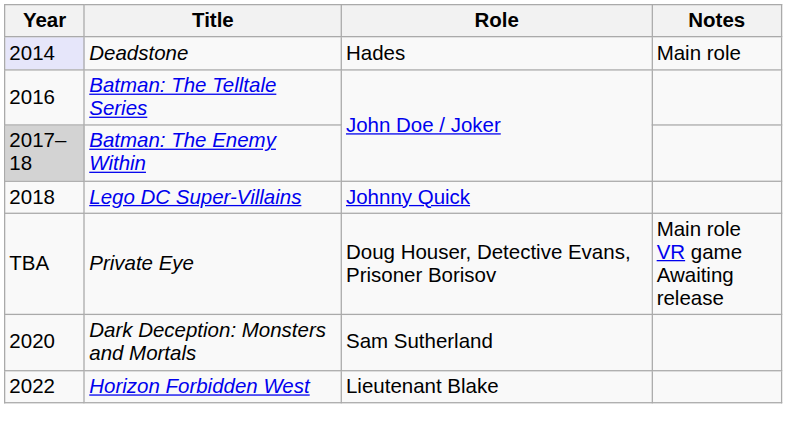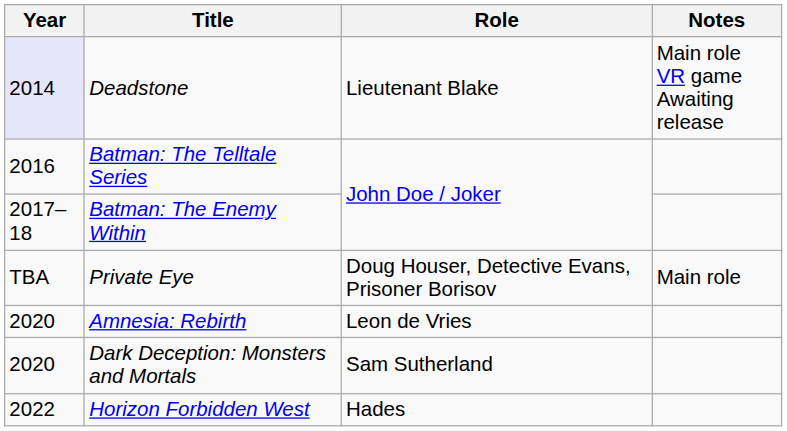(376, 53) Hades -> (422, 87) Lieutenant Blake
(699, 53) Main role -> (699, 87) Main role VR game Awaiting release
(38, 152) lightgrey background -> (38, 221) no background
- row: (195, 196)
(699, 263) Main role VR game Awaiting release -> (699, 277) Main role
+ row: (168, 321)
(422, 386) Lieutenant Blake -> (376, 409) Hades
